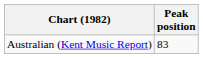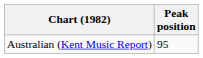(163, 44) 83 -> (163, 44) 95
